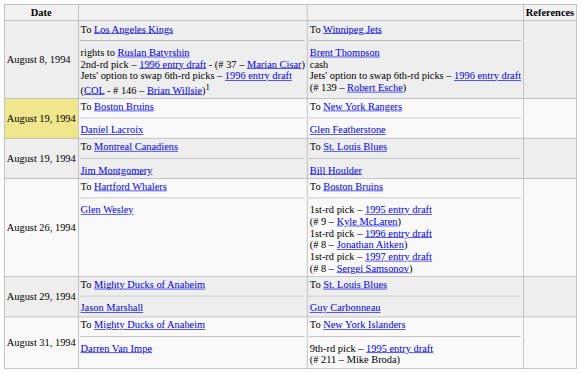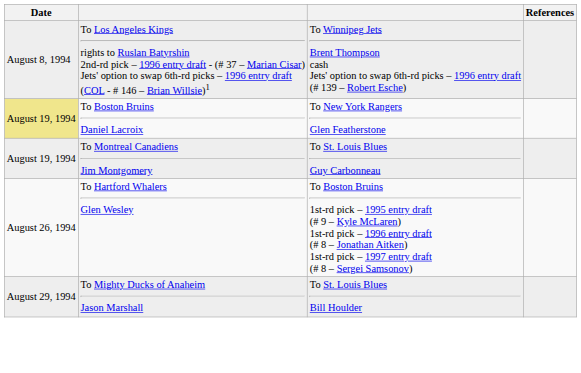(415, 158) To St. Louis Blues Bill Houlder -> (415, 158) To St. Louis Blues Guy Carbonneau
(415, 296) To St. Louis Blues Guy Carbonneau -> (415, 296) To St. Louis Blues Bill Houlder
- row: (193, 336)
